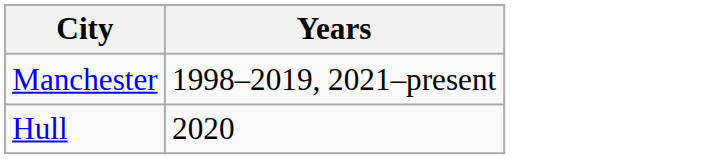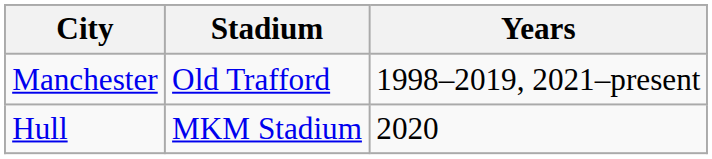+ column: (267, 29)
